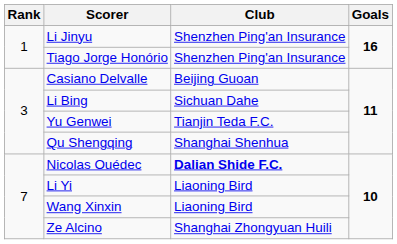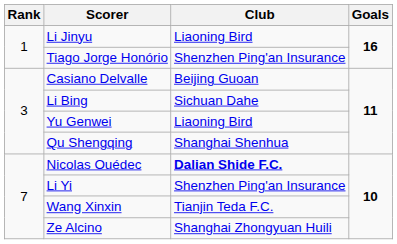(260, 36) Shenzhen Ping'an Insurance -> (213, 36) Liaoning Bird
(224, 121) Tianjin Teda F.C. -> (213, 121) Liaoning Bird
(213, 185) Liaoning Bird -> (260, 185) Shenzhen Ping'an Insurance
(213, 206) Liaoning Bird -> (224, 206) Tianjin Teda F.C.
